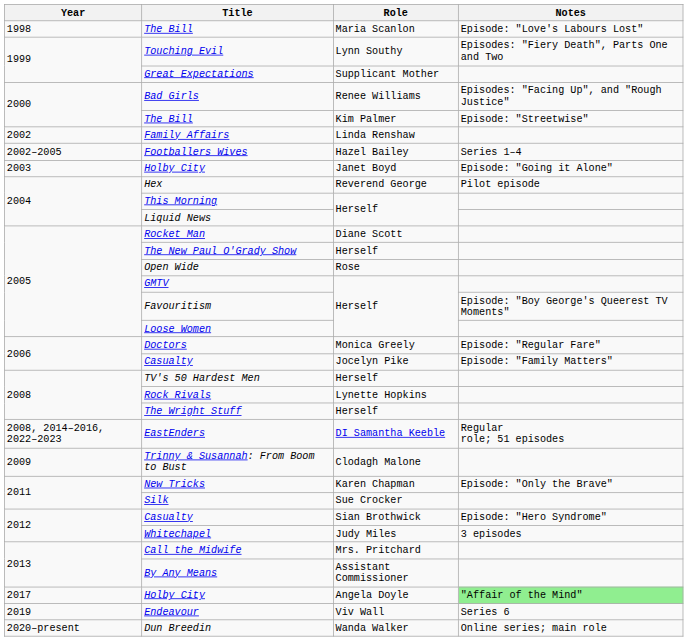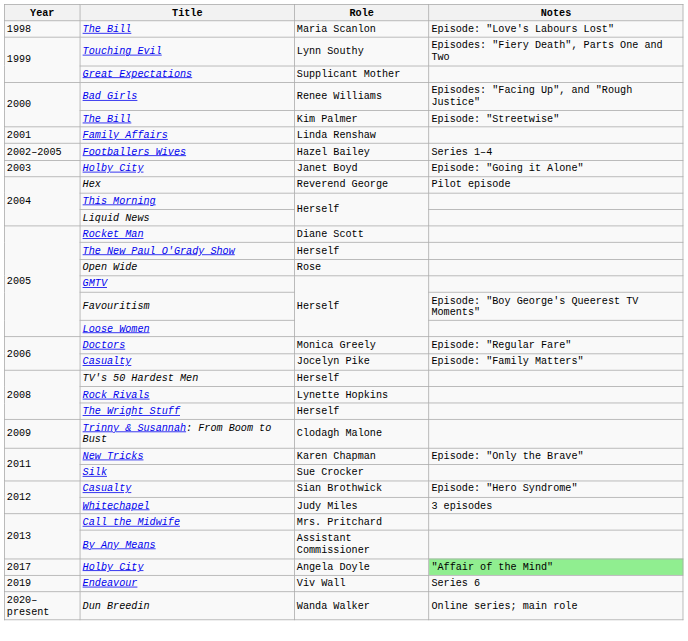(19, 135) 2002 -> (19, 135) 2001
- row: (175, 434)
